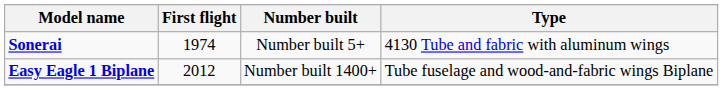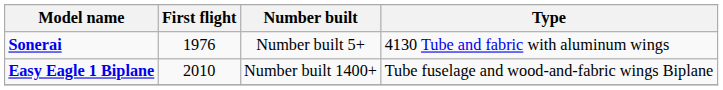(199, 45) 1974 -> (199, 45) 1976
(199, 71) 2012 -> (199, 71) 2010
